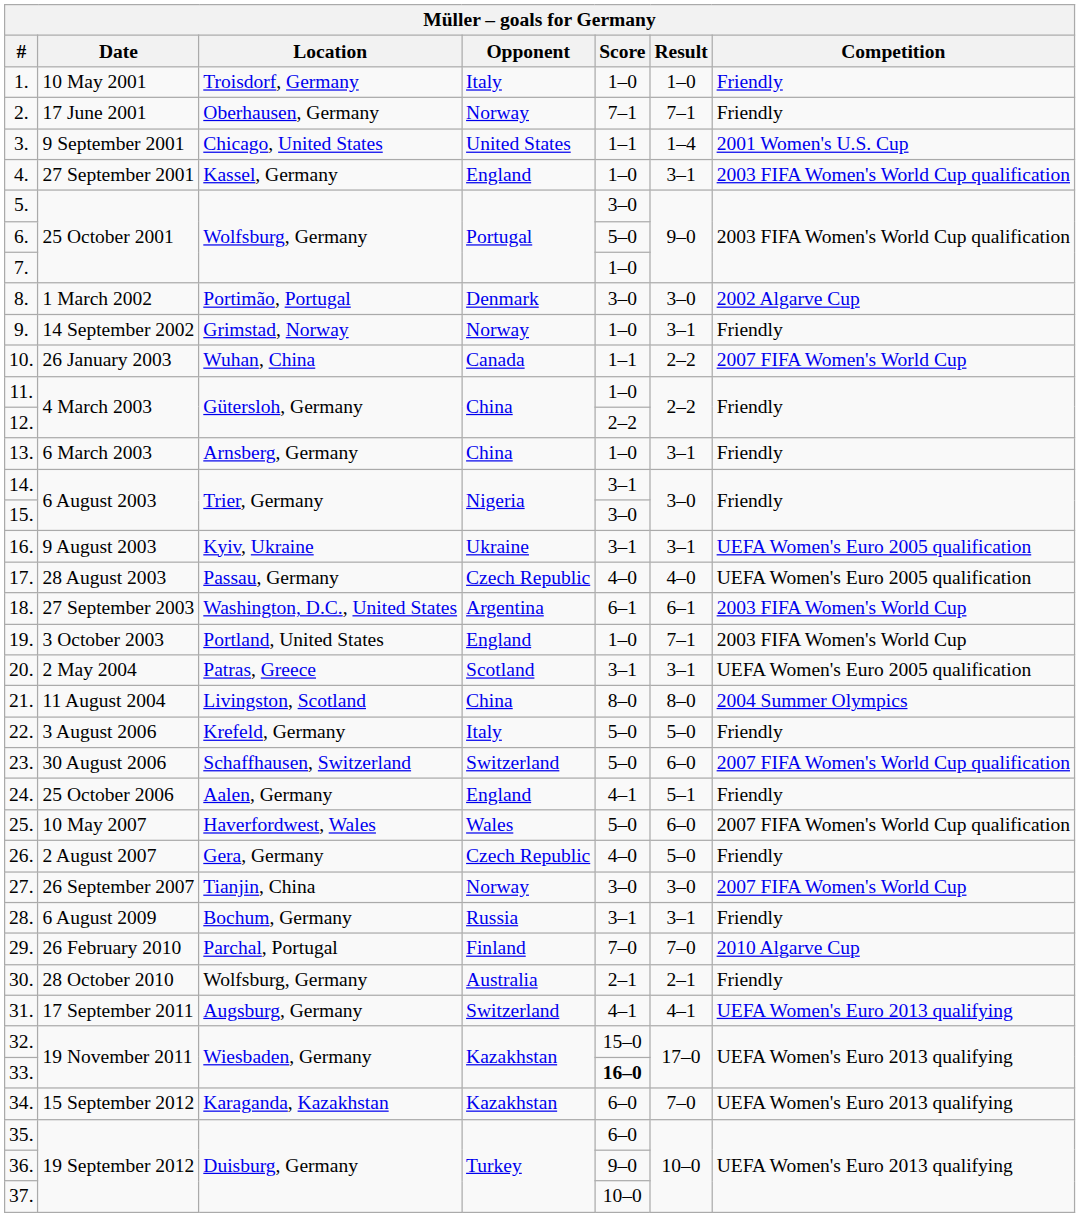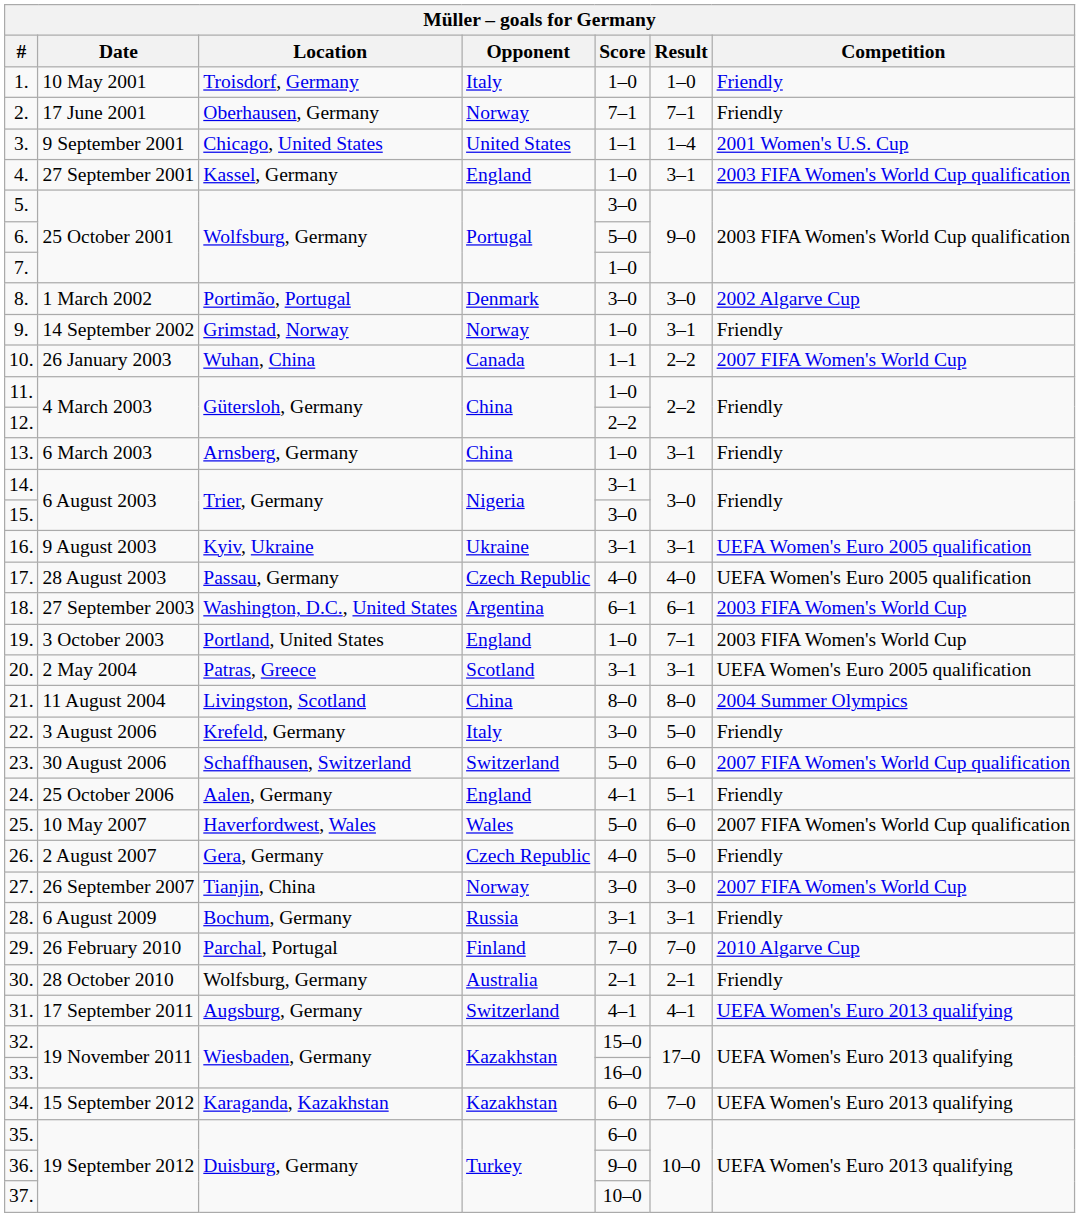(622, 732) 5–0 -> (622, 732) 3–0
(622, 1072) bold -> (622, 1072) normal
